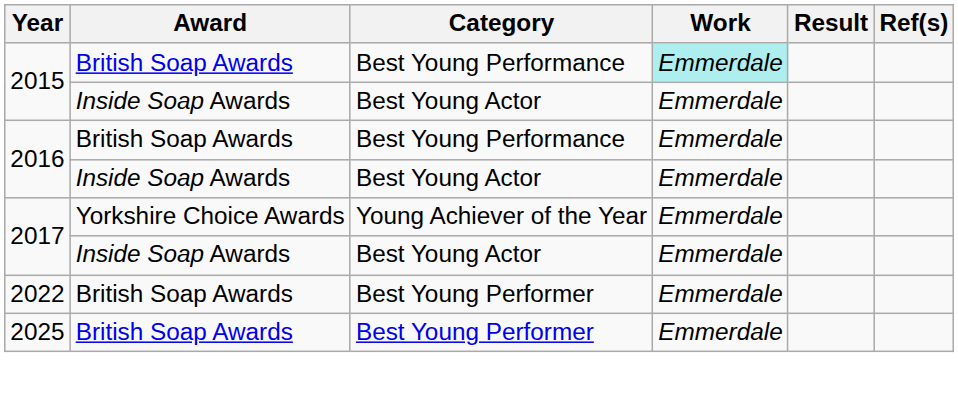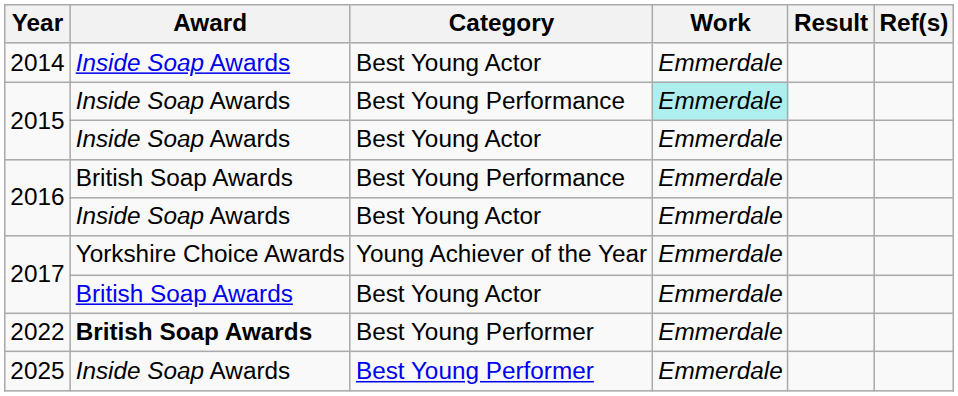+ row: (37, 62)
(184, 62) British Soap Awards -> (183, 100) Inside Soap Awards
(183, 255) Inside Soap Awards -> (184, 293) British Soap Awards
(184, 293) normal -> (194, 332) bold
(184, 332) British Soap Awards -> (183, 370) Inside Soap Awards
